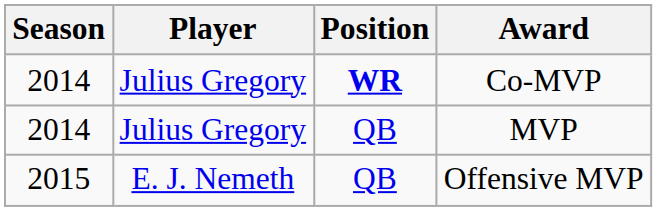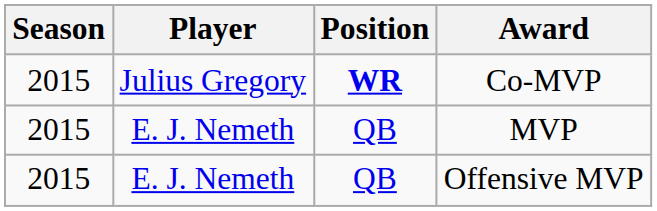(59, 79) 2014 -> (59, 79) 2015
(59, 129) 2014 -> (59, 129) 2015
(213, 129) Julius Gregory -> (213, 129) E. J. Nemeth
